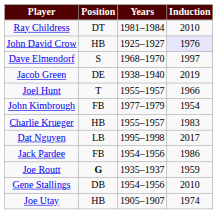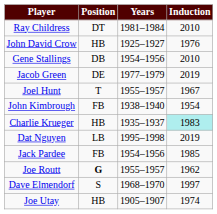(190, 43) lavender background -> (190, 43) no background
rows swapped: (42, 59) <-> (42, 185)
(142, 75) 1938–1940 -> (142, 75) 1977–1979
(190, 91) 1966 -> (190, 91) 1967
(142, 106) 1977–1979 -> (142, 106) 1938–1940
(142, 122) 1955–1957 -> (142, 122) 1935–1937
(190, 122) no background -> (190, 122) paleturquoise background
(190, 138) 2017 -> (190, 138) 2019
(190, 153) 1986 -> (190, 153) 1985
(142, 169) 1935–1937 -> (142, 169) 1955–1957
(190, 169) 1959 -> (190, 169) 1962
